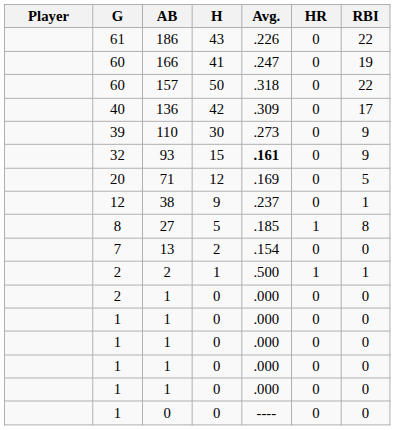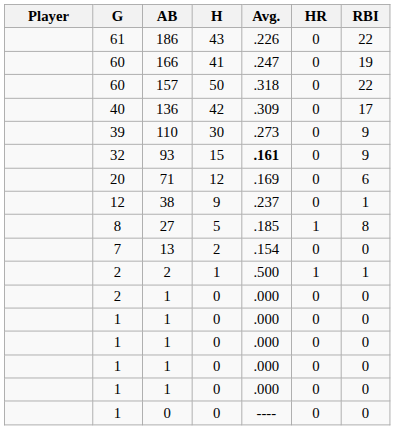(366, 179) 5 -> (366, 179) 6
